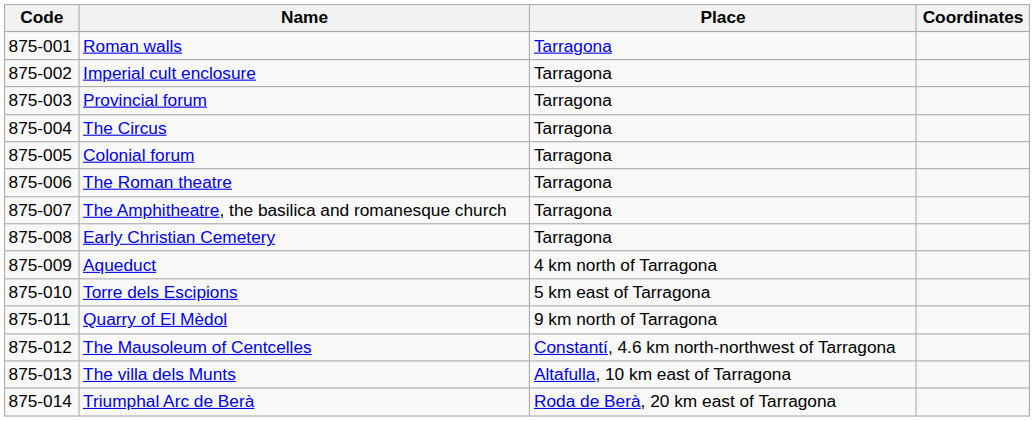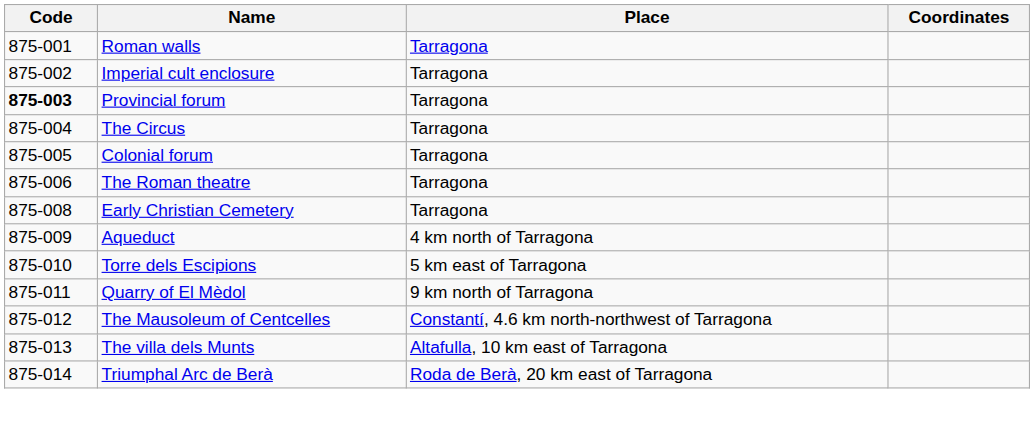(40, 100) normal -> (40, 100) bold
- row: (295, 210)
